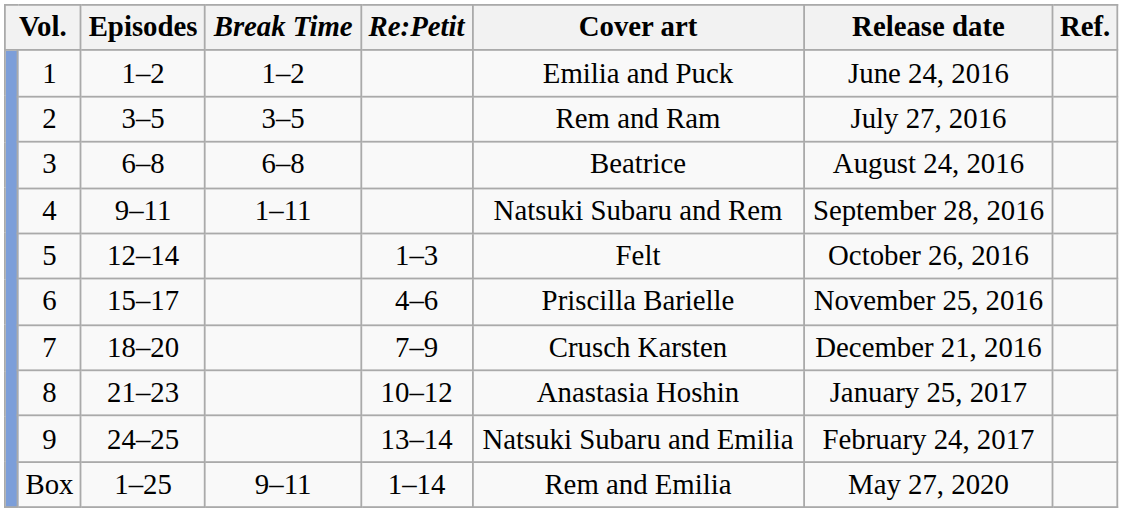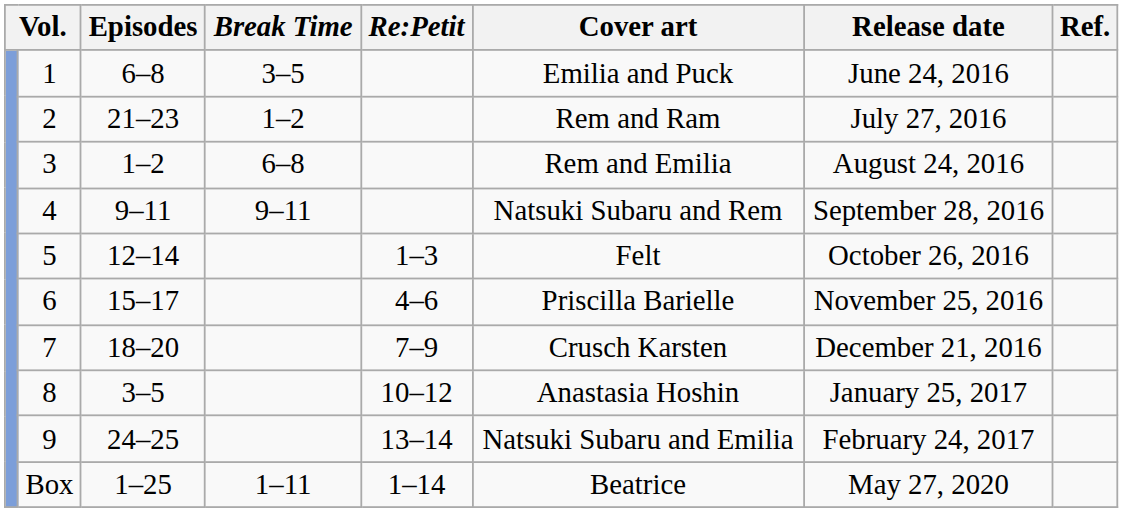(143, 73) 1–2 -> (143, 73) 6–8
(283, 73) 1–2 -> (283, 73) 3–5
(143, 118) 3–5 -> (143, 118) 21–23
(283, 118) 3–5 -> (283, 118) 1–2
(143, 164) 6–8 -> (143, 164) 1–2
(638, 164) Beatrice -> (638, 164) Rem and Emilia
(283, 210) 1–11 -> (283, 210) 9–11
(143, 392) 21–23 -> (143, 392) 3–5
(283, 484) 9–11 -> (283, 484) 1–11
(638, 484) Rem and Emilia -> (638, 484) Beatrice
